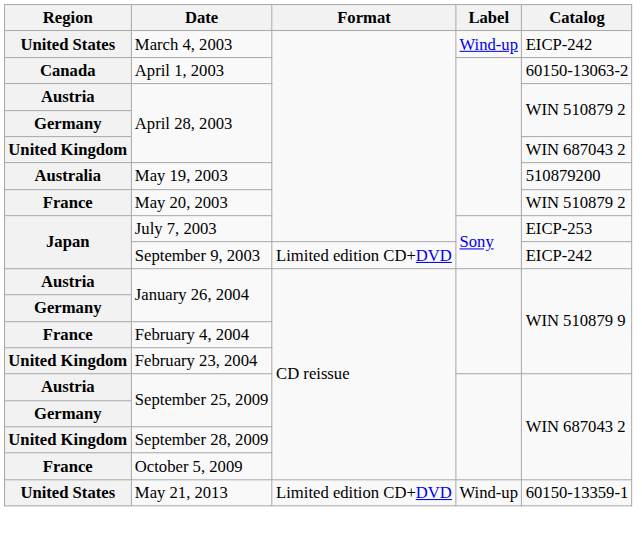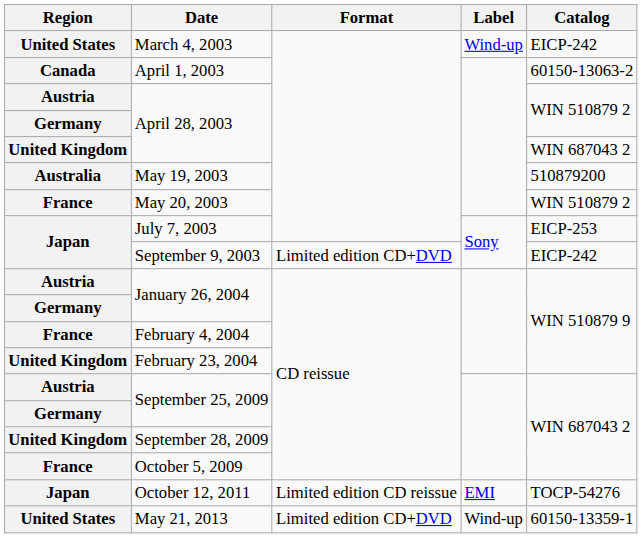+ row: (68, 492)
